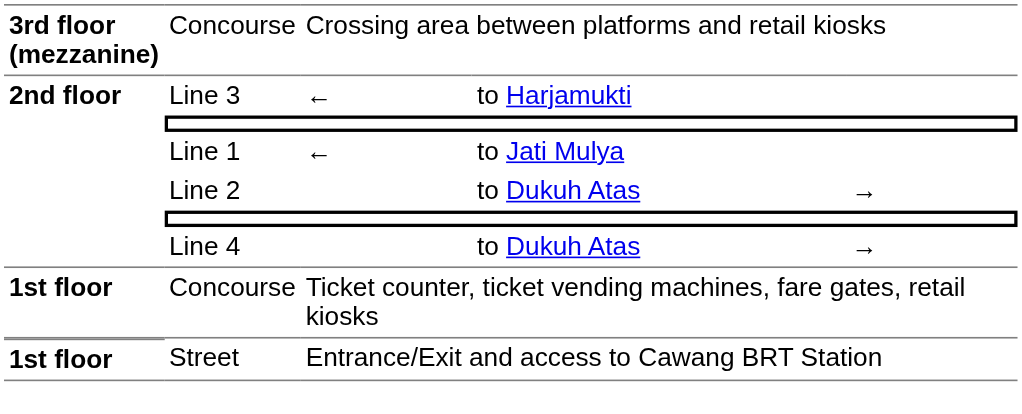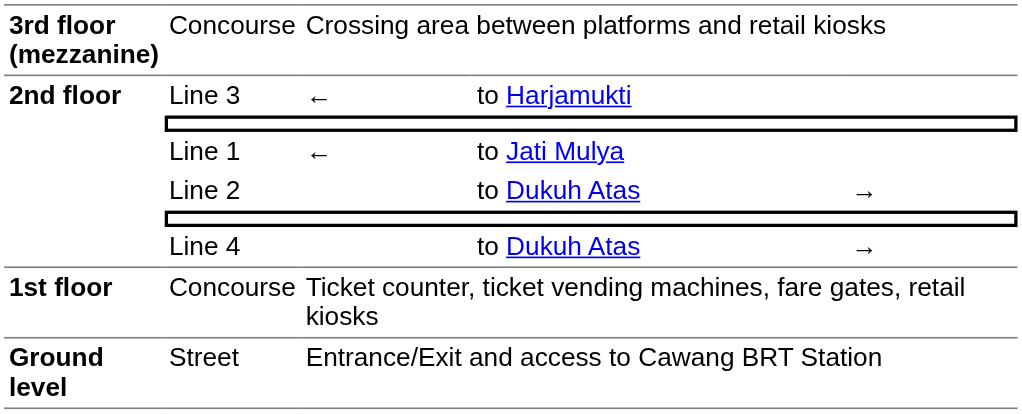(61, 359) 1st floor -> (56, 372) Ground level
